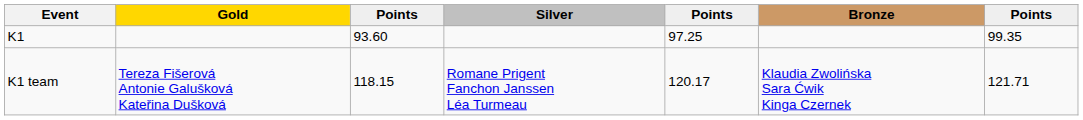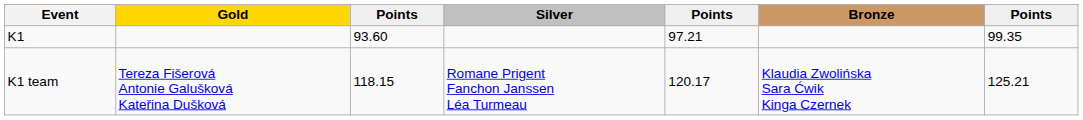(685, 36) 97.25 -> (685, 36) 97.21
(1009, 81) 121.71 -> (1009, 81) 125.21
